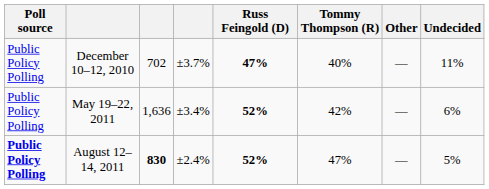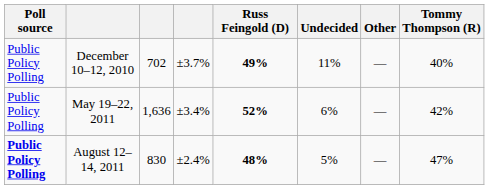columns swapped: (340, 21) <-> (452, 28)
(255, 63) 47% -> (255, 63) 49%
(156, 159) bold -> (156, 159) normal
(255, 159) 52% -> (255, 159) 48%
